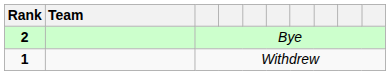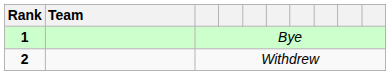(25, 37) 2 -> (25, 37) 1
(25, 59) 1 -> (25, 59) 2
